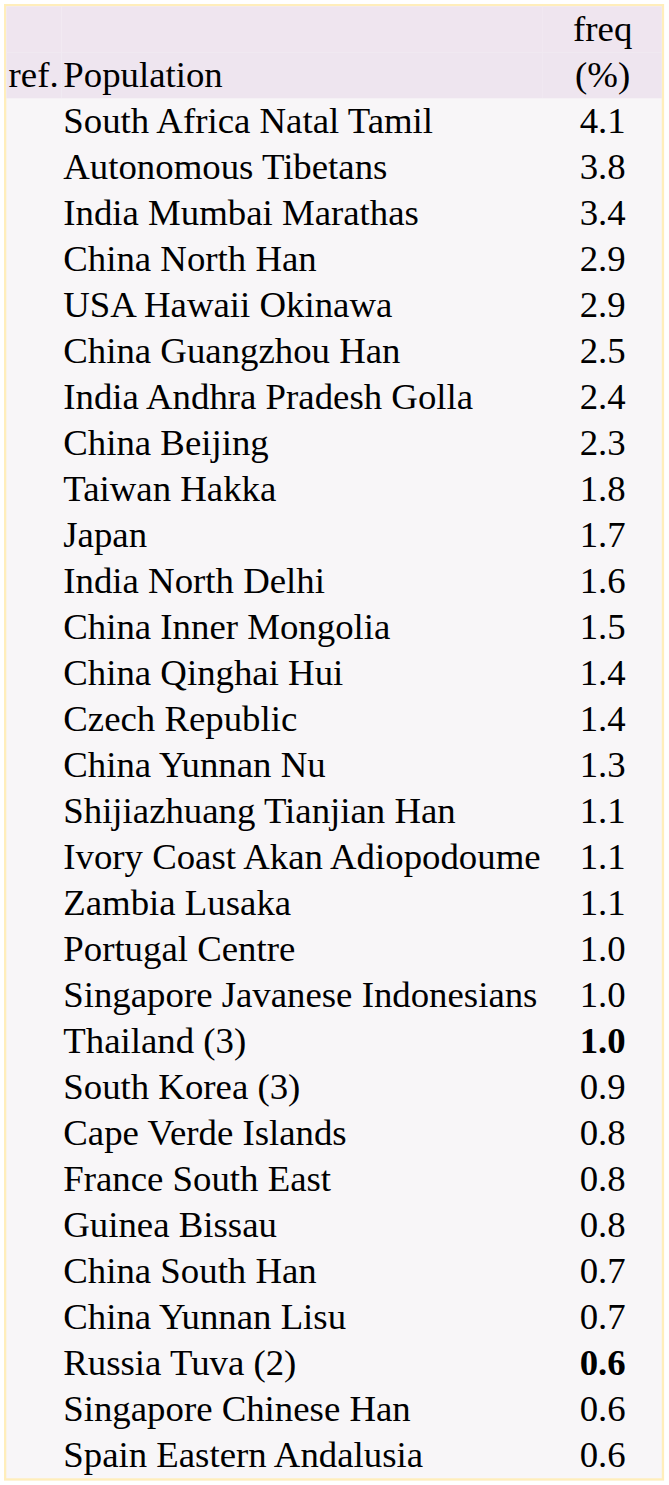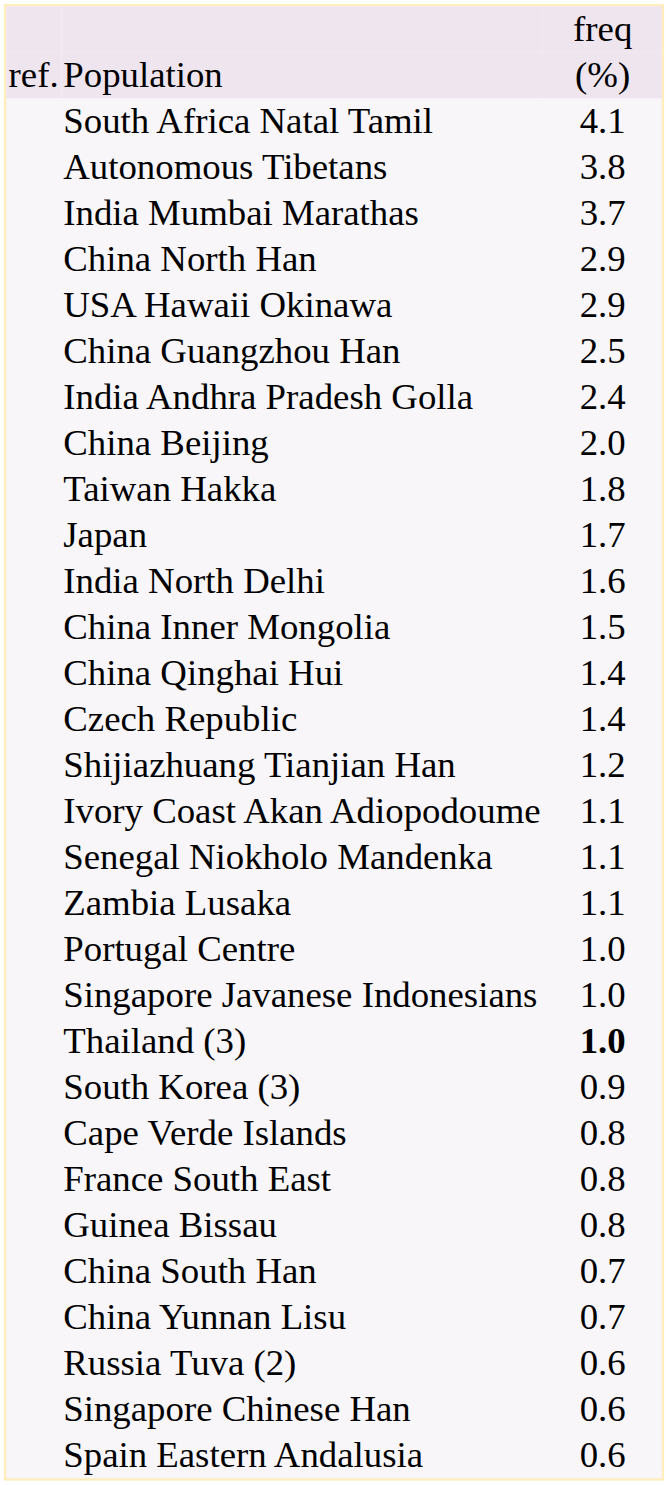(603, 212) 3.4 -> (603, 212) 3.7
(603, 442) 2.3 -> (603, 442) 2.0
- row: (194, 764)
(603, 810) 1.1 -> (603, 764) 1.2
+ row: (278, 856)
(603, 1362) bold -> (603, 1362) normal
